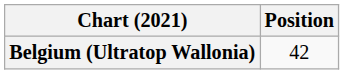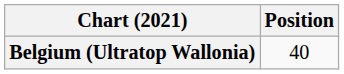(299, 52) 42 -> (299, 52) 40
